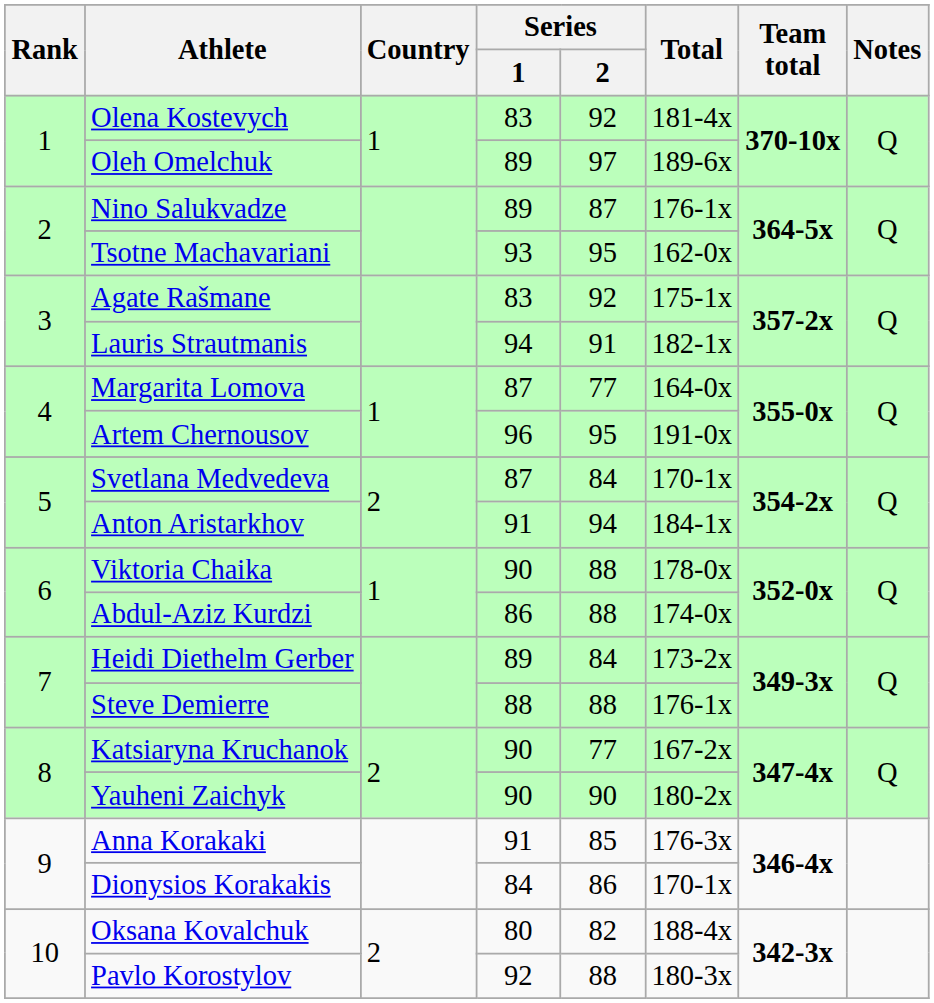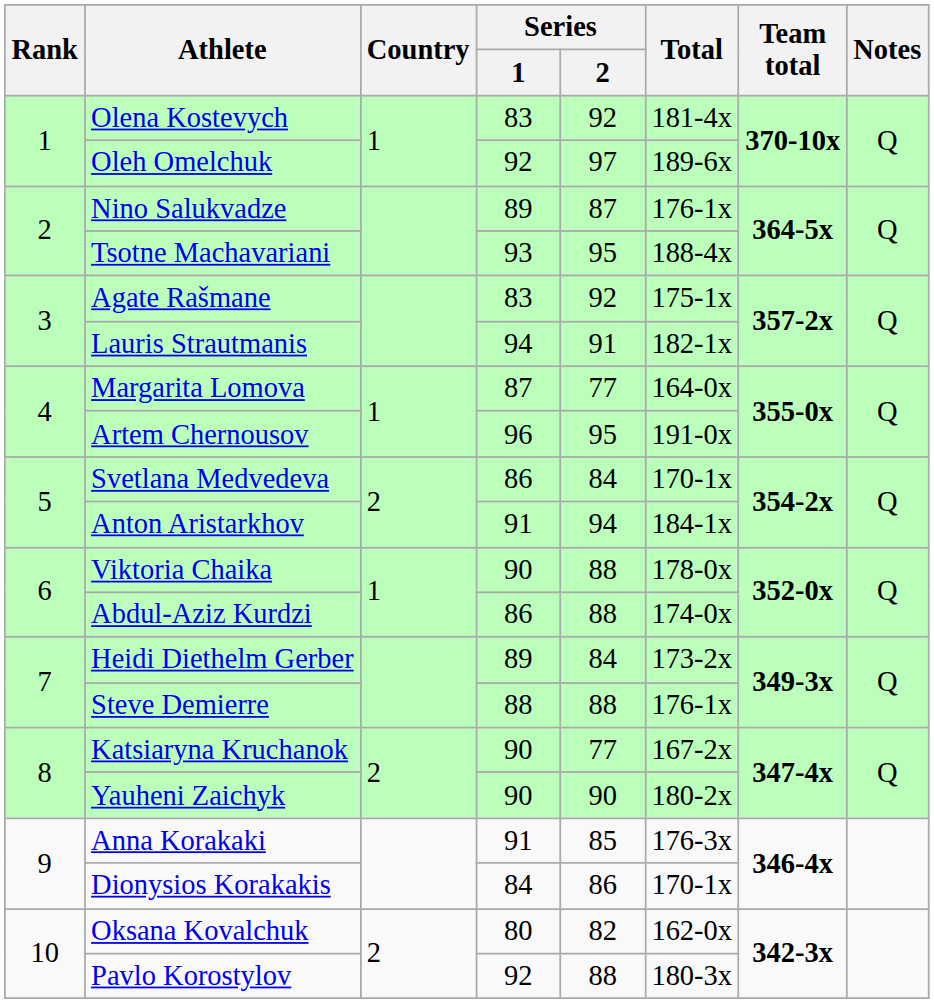(518, 162) 89 -> (518, 162) 92
(692, 252) 162-0x -> (692, 252) 188-4x
(518, 478) 87 -> (518, 478) 86
(692, 930) 188-4x -> (692, 930) 162-0x
